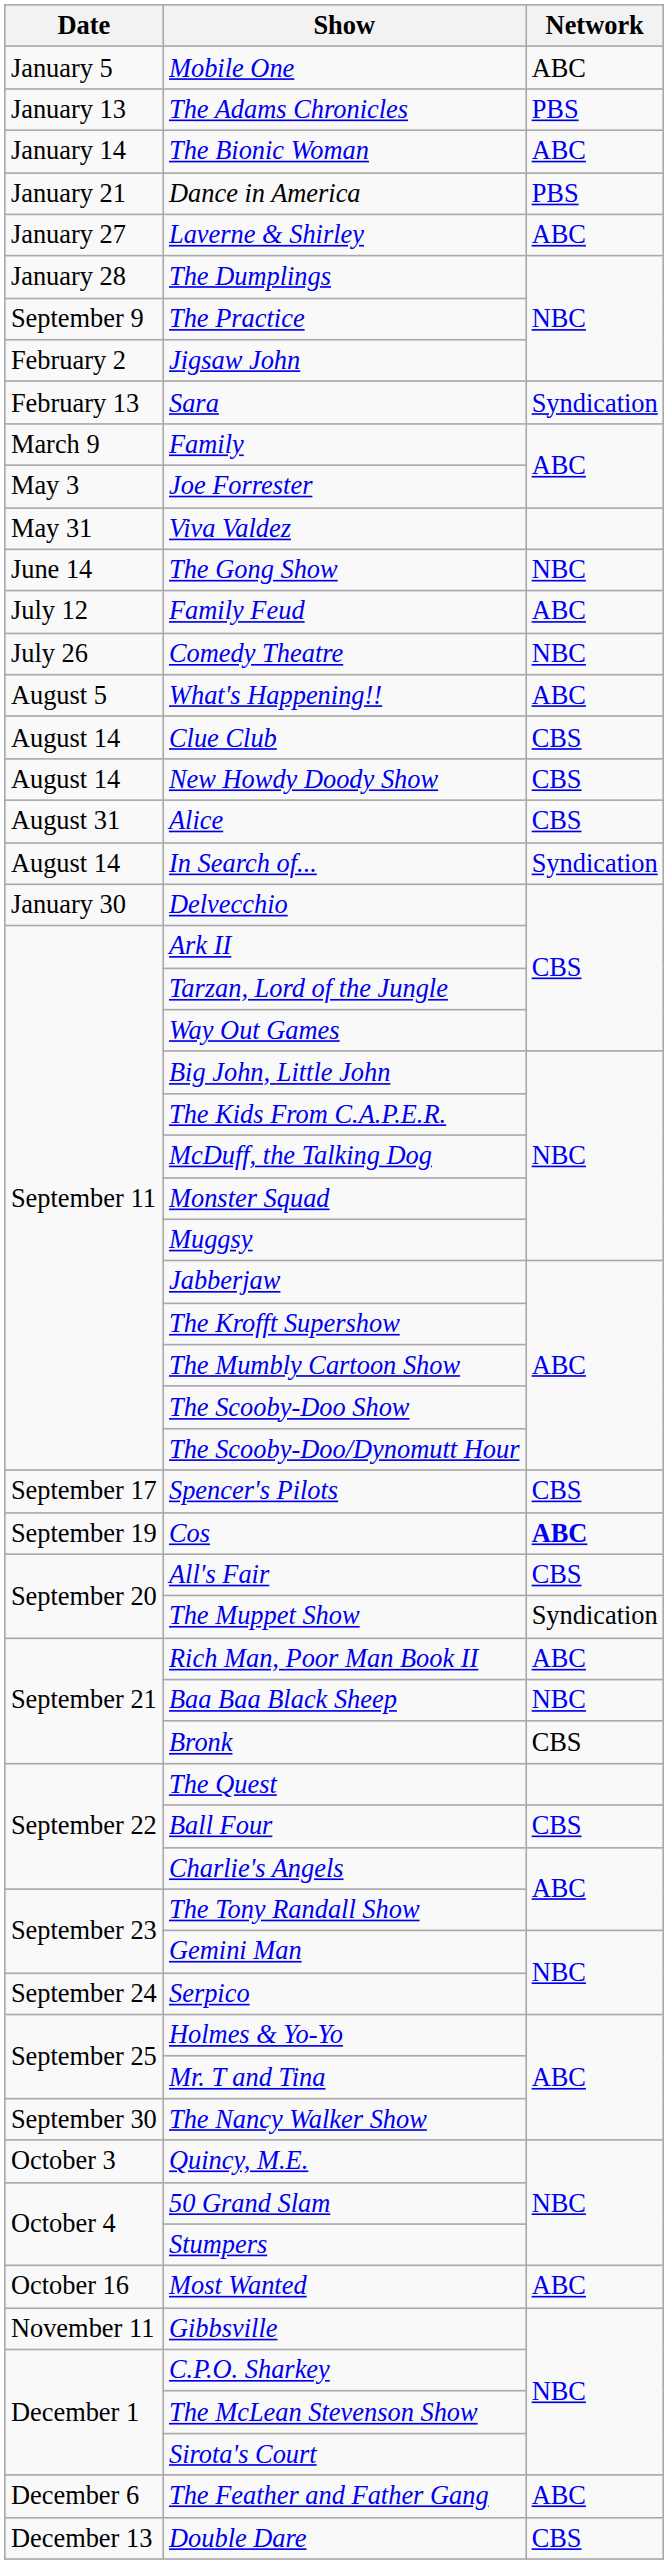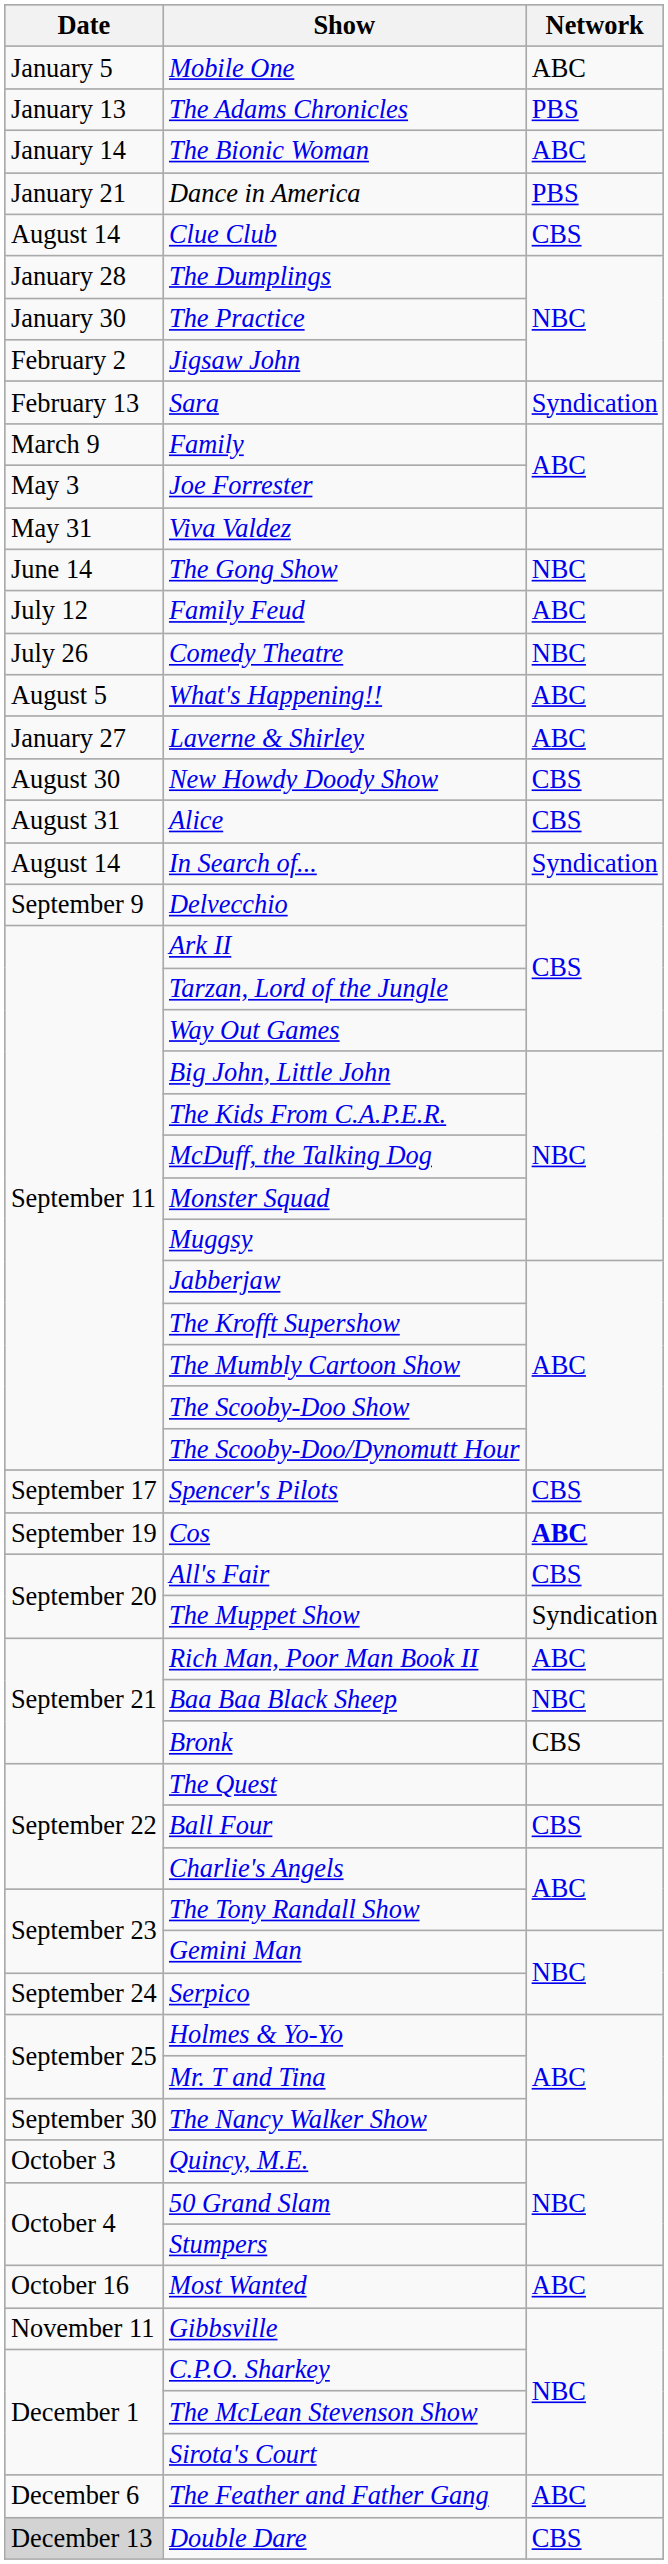rows swapped: (266, 234) <-> (223, 737)
(77, 318) September 9 -> (68, 318) January 30
(66, 779) August 14 -> (66, 779) August 30
(68, 904) January 30 -> (77, 904) September 9
(82, 2537) no background -> (82, 2537) lightgrey background
